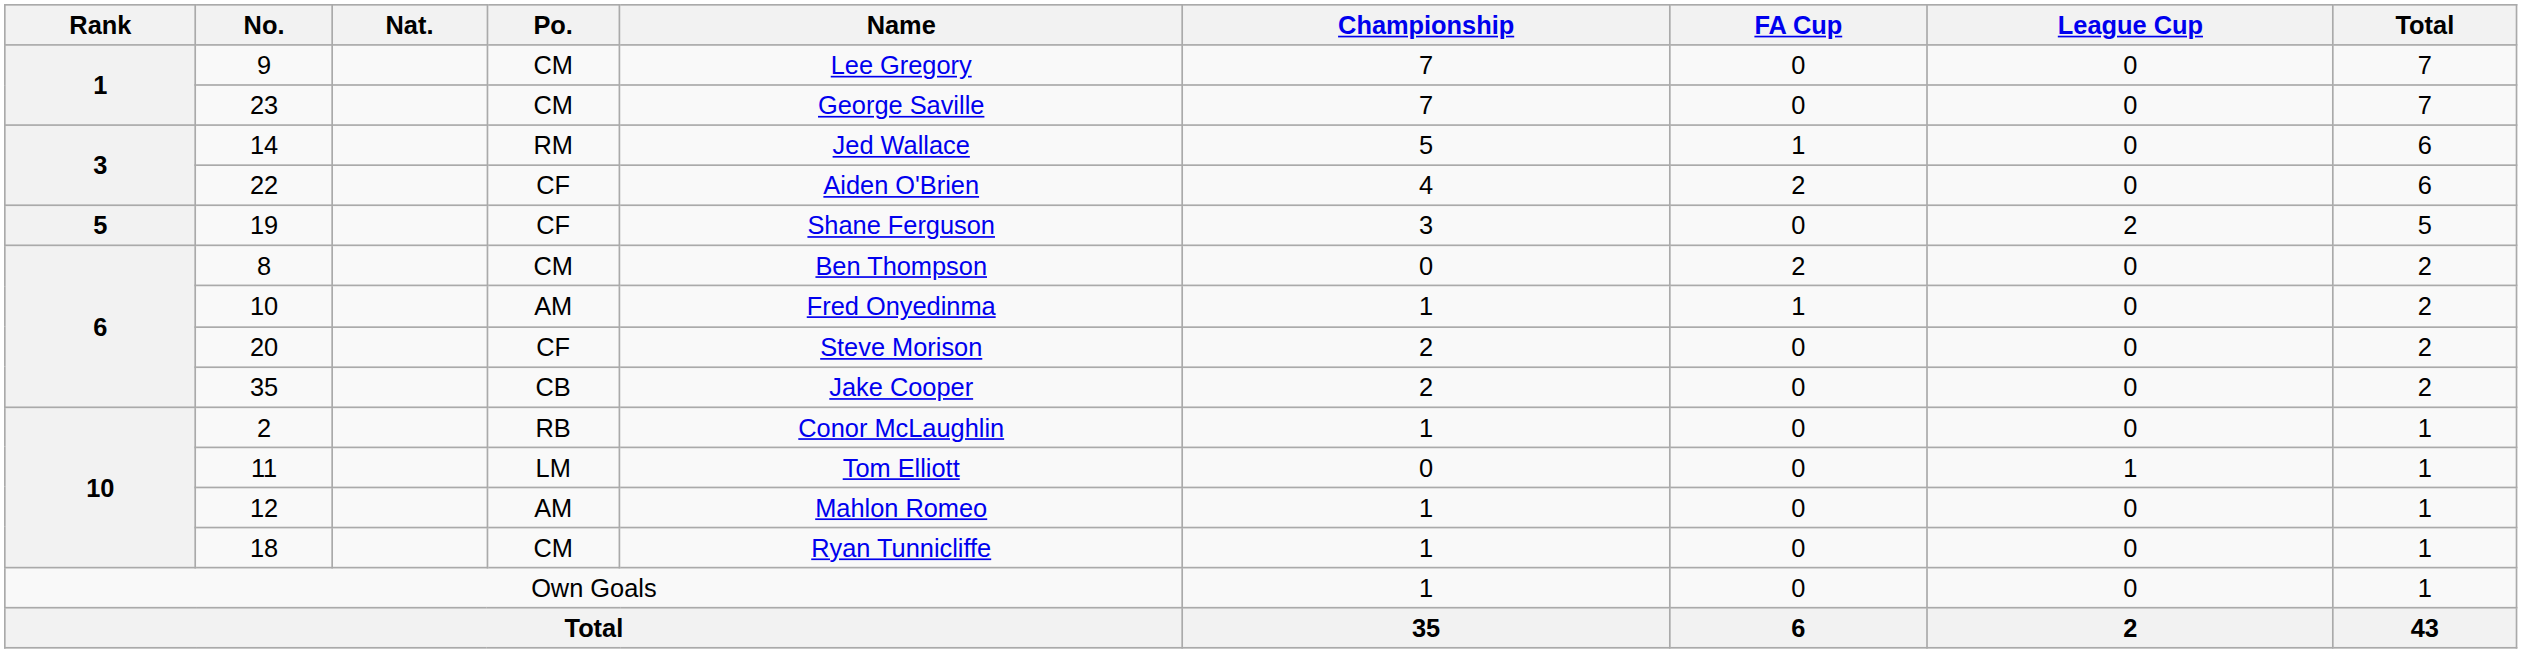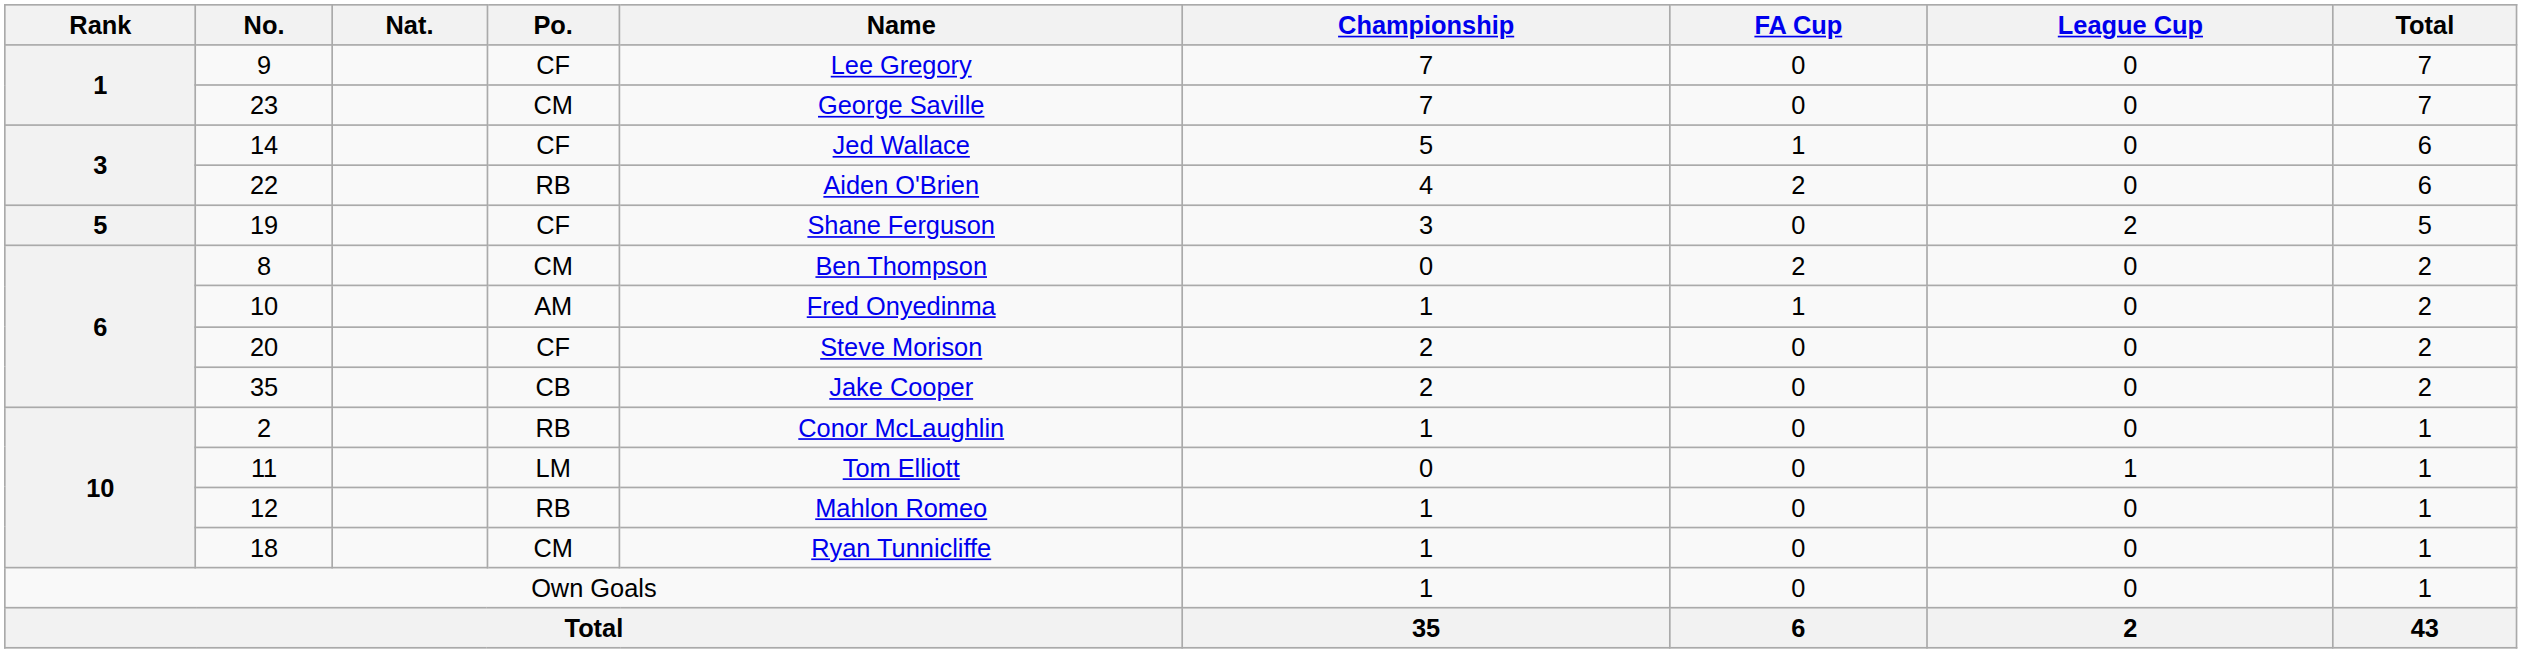(553, 65) CM -> (553, 65) CF
(553, 146) RM -> (553, 146) CF
(553, 186) CF -> (553, 186) RB
(553, 507) AM -> (553, 507) RB
